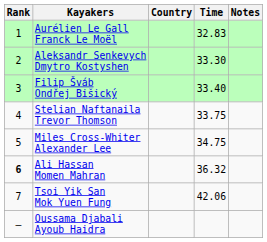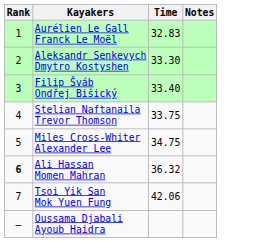- column: (172, 12)
